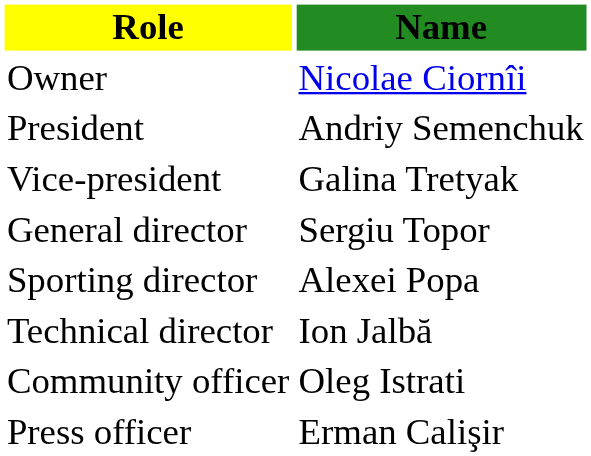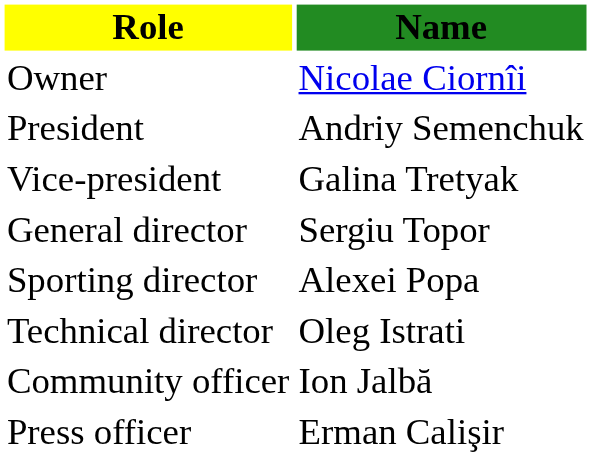(365, 330) Ion Jalbă -> (382, 330) Oleg Istrati
(382, 381) Oleg Istrati -> (365, 381) Ion Jalbă
